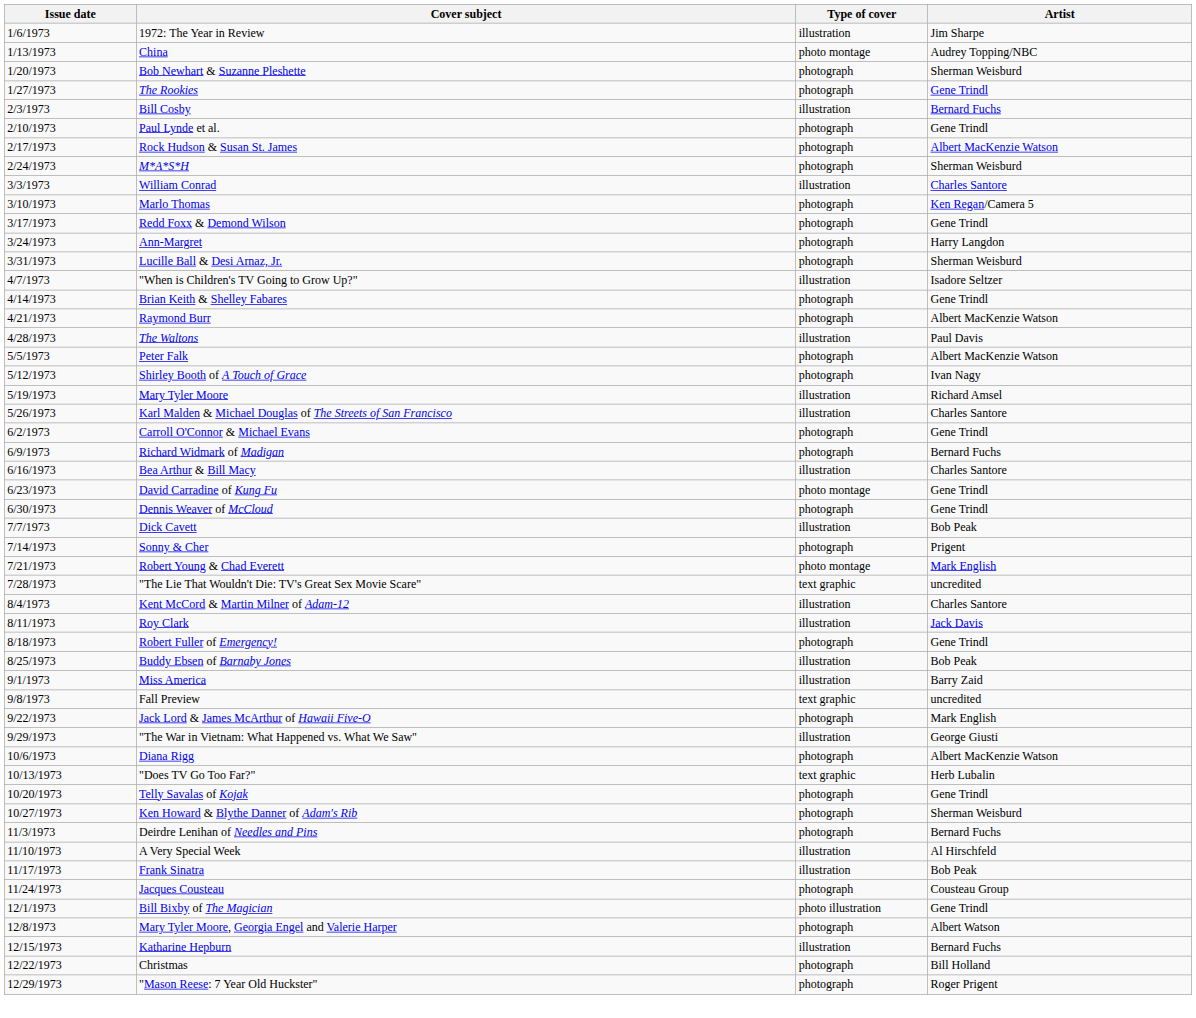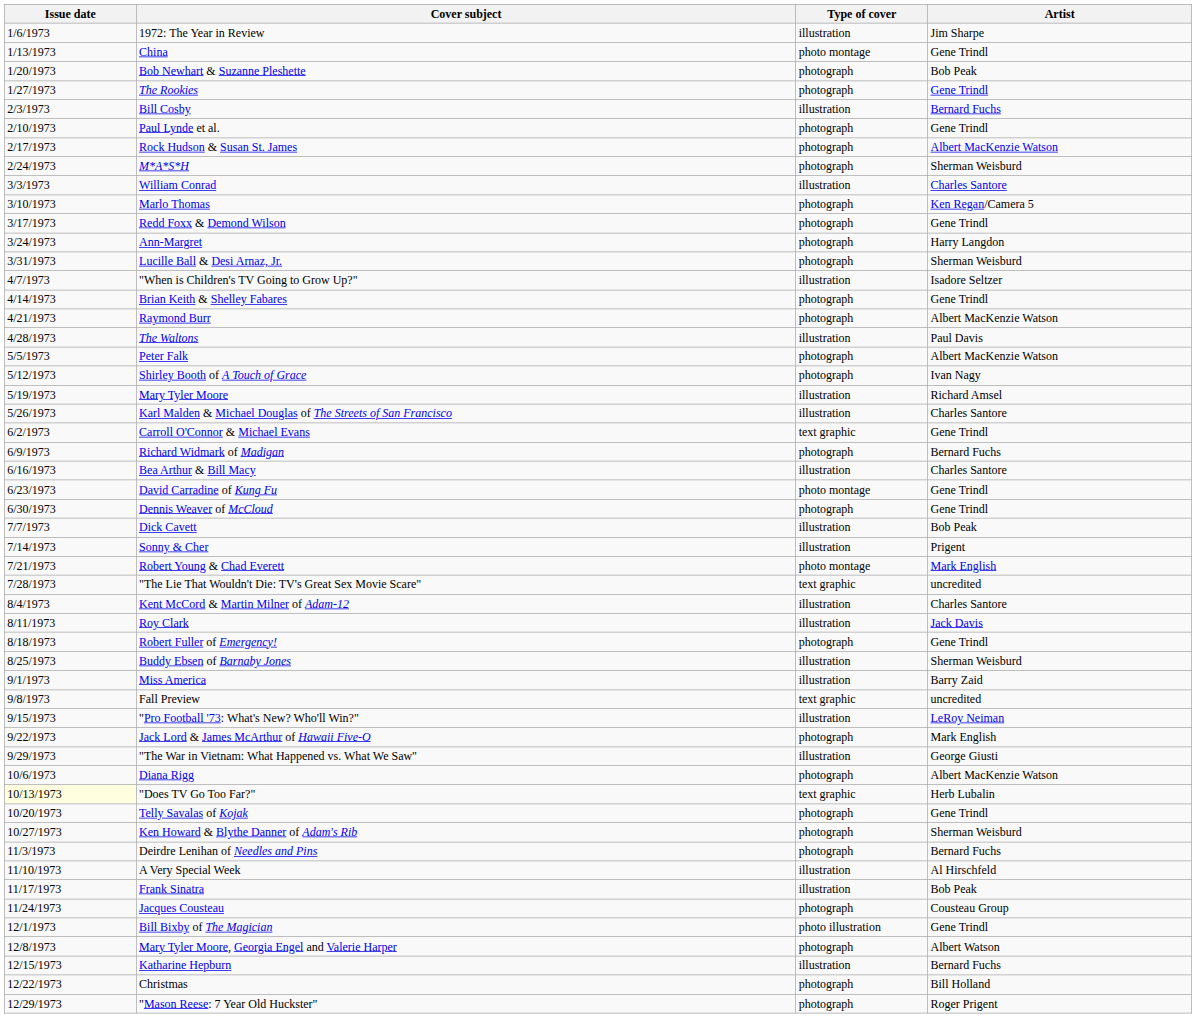(984, 52) Audrey Topping/NBC -> (959, 52) Gene Trindl
(976, 71) Sherman Weisburd -> (954, 71) Bob Peak
(826, 432) photograph -> (827, 432) text graphic
(826, 546) photograph -> (825, 546) illustration
(954, 661) Bob Peak -> (976, 661) Sherman Weisburd
+ row: (249, 718)
(34, 775) no background -> (34, 794) lightyellow background
